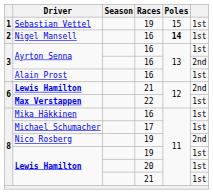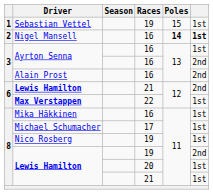(199, 37) normal -> (199, 37) bold
(199, 75) 1st -> (199, 75) 2nd
(199, 140) 2nd -> (199, 140) 1st
(199, 153) 1st -> (199, 153) 2nd
